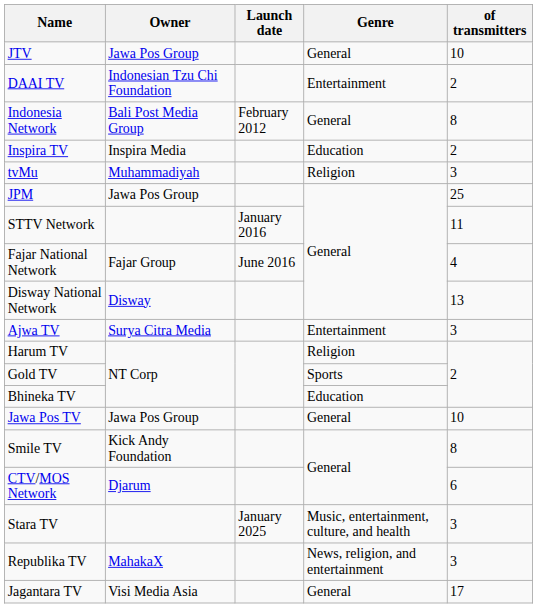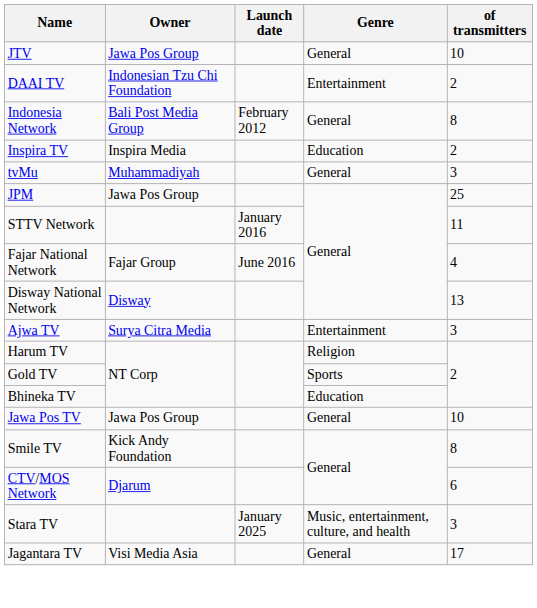(331, 172) Religion -> (329, 172) General
- row: (47, 561)
